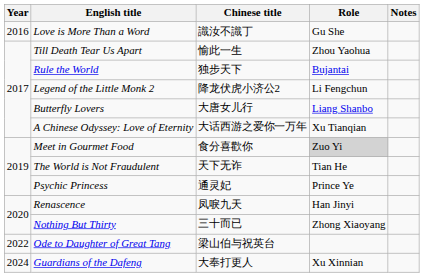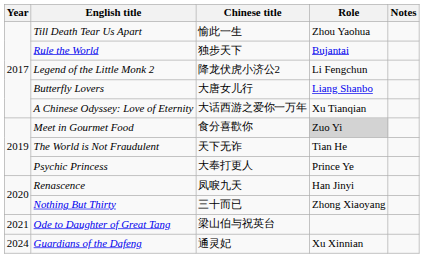- row: (92, 31)
(215, 185) 通灵妃 -> (225, 166) 大奉打更人
(18, 243) 2022 -> (18, 224) 2021
(225, 262) 大奉打更人 -> (215, 243) 通灵妃
